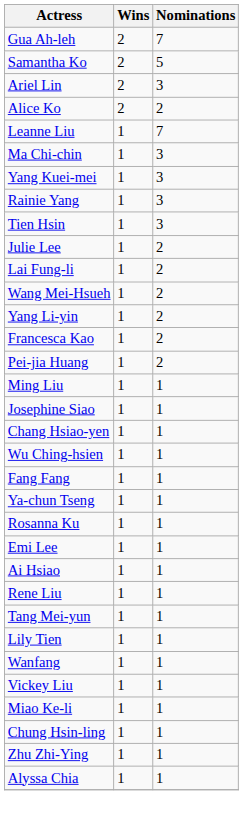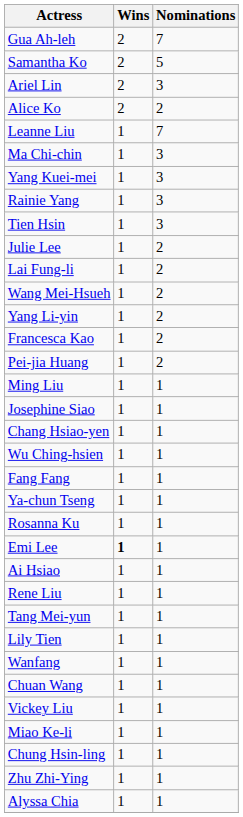(121, 547) normal -> (121, 547) bold
+ row: (45, 685)
